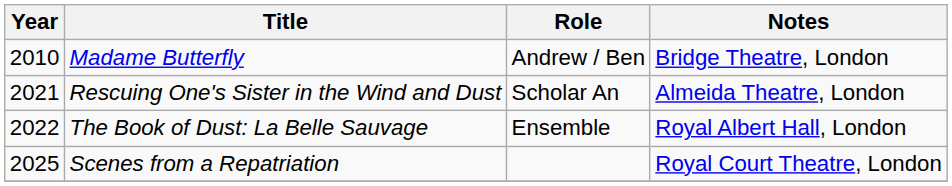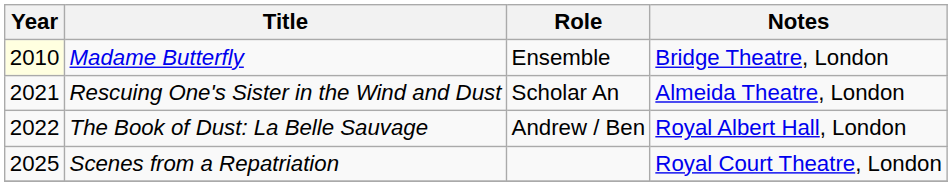(35, 57) no background -> (35, 57) lightyellow background
(578, 57) Andrew / Ben -> (561, 57) Ensemble
(561, 127) Ensemble -> (578, 127) Andrew / Ben
